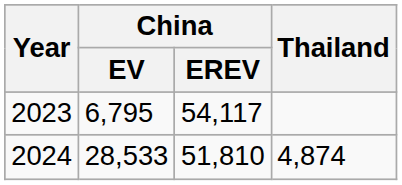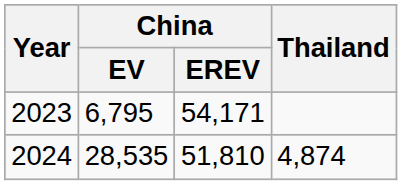(222, 112) 54,117 -> (223, 112) 54,171
(126, 156) 28,533 -> (126, 156) 28,535
